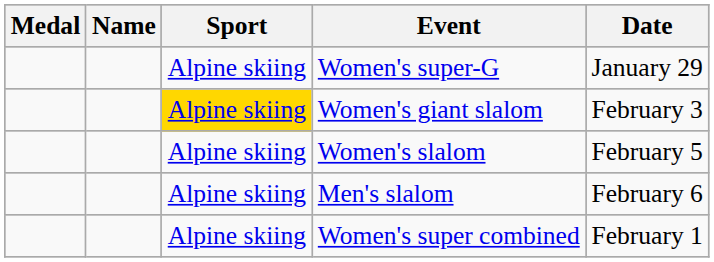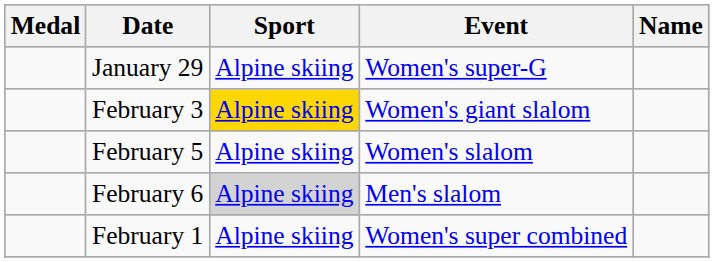columns swapped: (124, 25) <-> (647, 25)
(237, 194) no background -> (284, 194) lightgrey background
